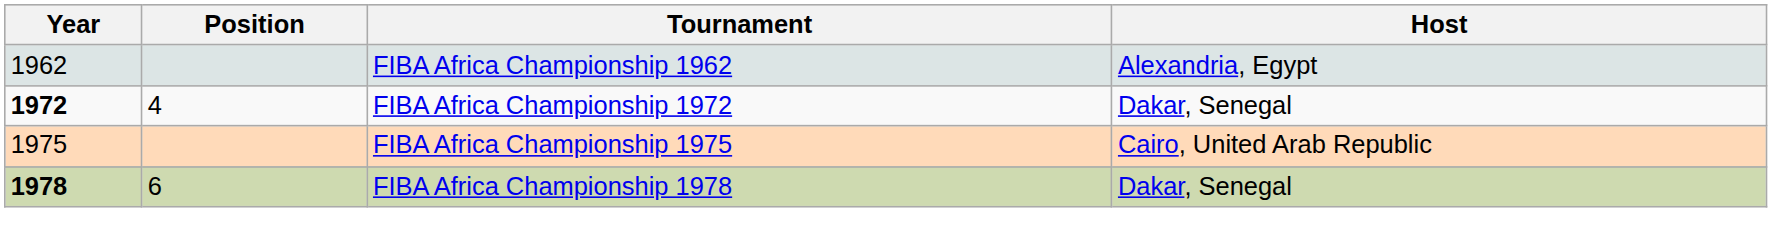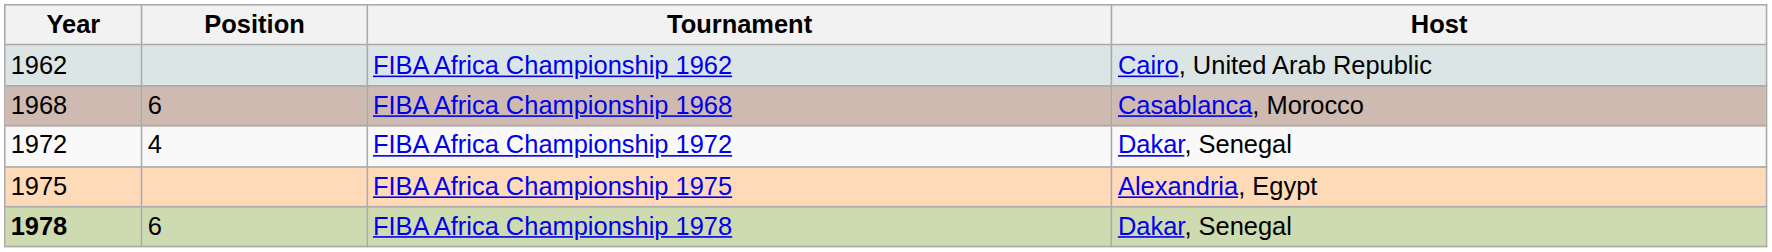(1218, 65) Alexandria, Egypt -> (1275, 65) Cairo, United Arab Republic
+ row: (553, 105)
(39, 105) bold -> (39, 145) normal
(1275, 145) Cairo, United Arab Republic -> (1218, 186) Alexandria, Egypt
